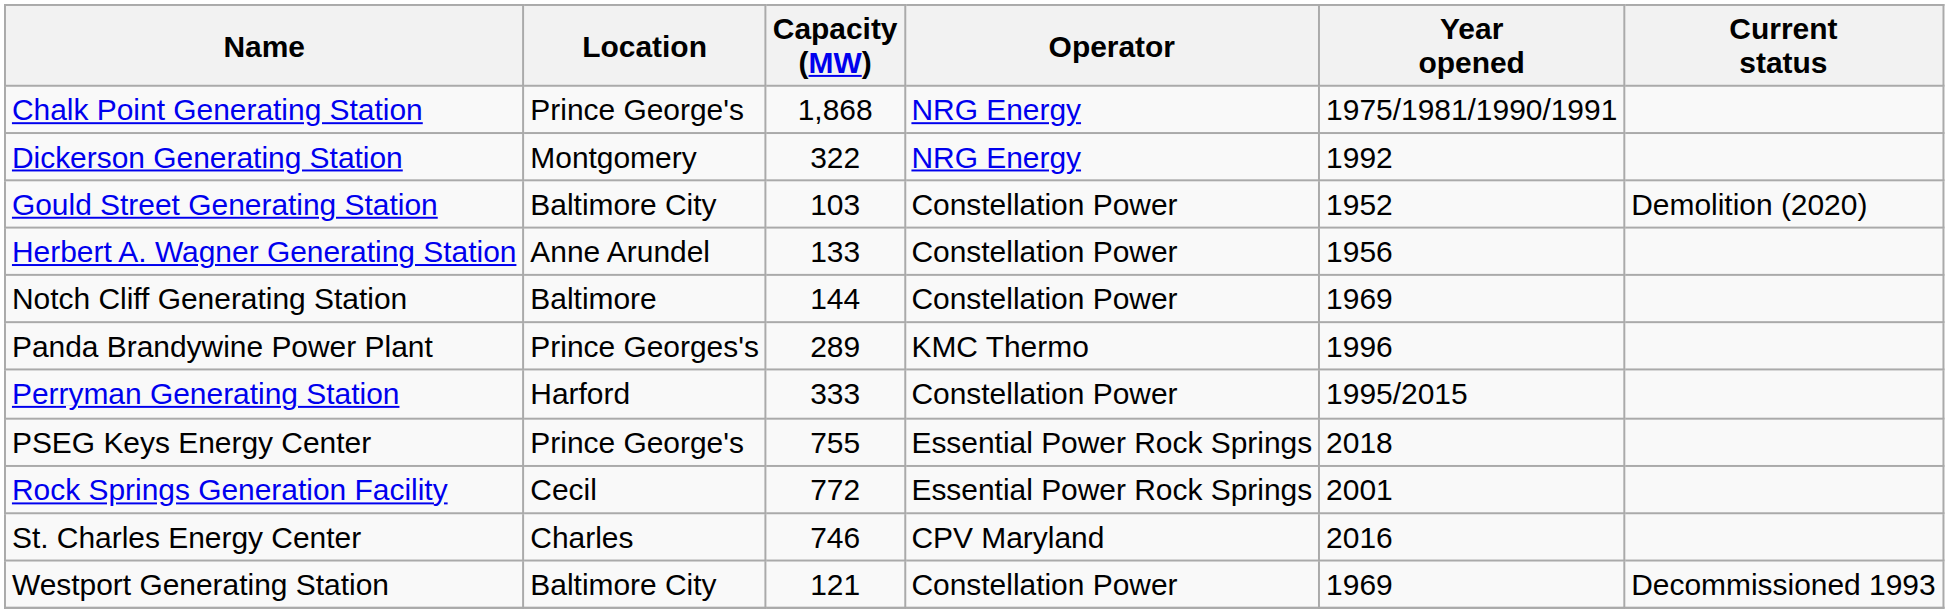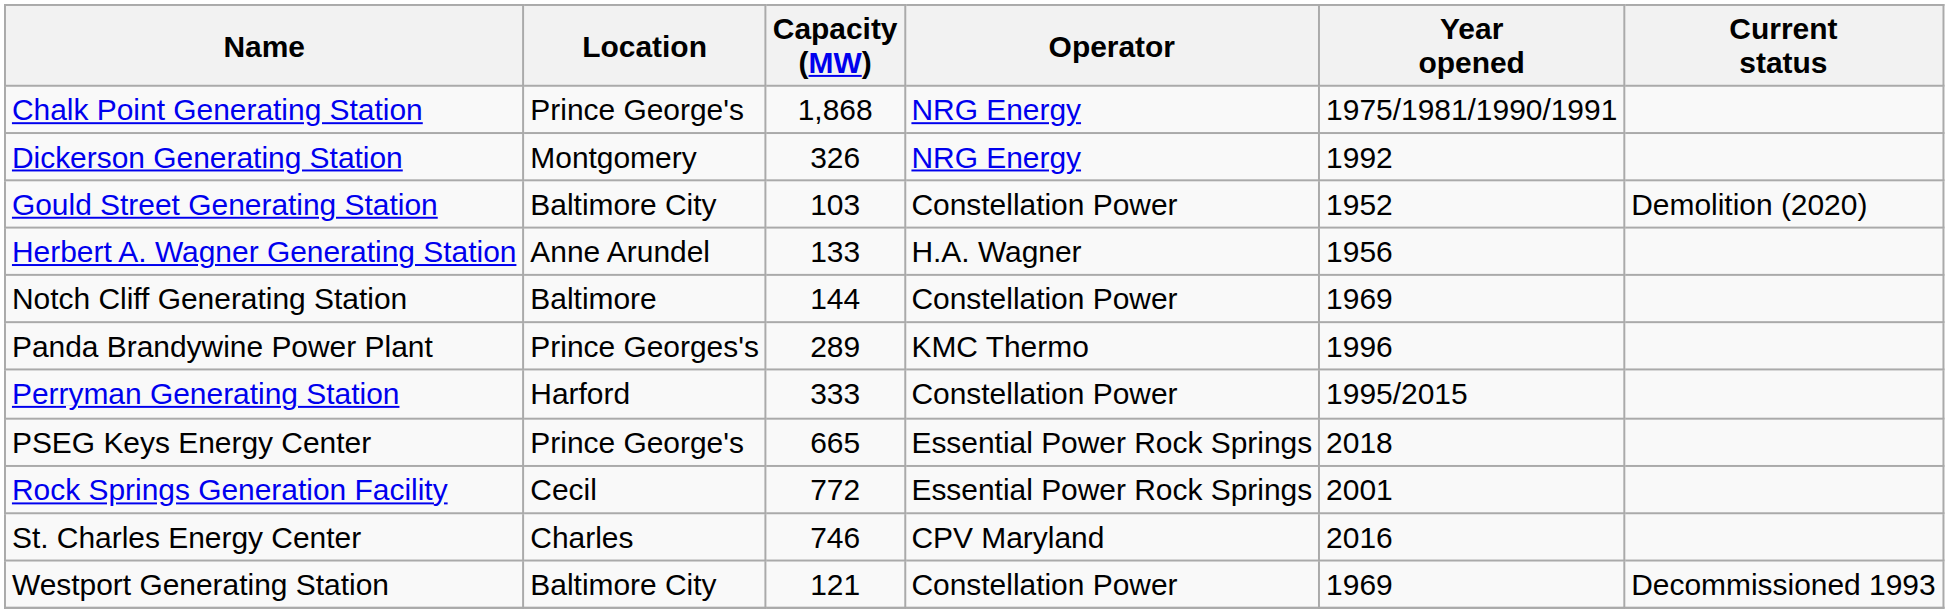(835, 157) 322 -> (835, 157) 326
(1044, 252) Constellation Power -> (997, 252) H.A. Wagner
(835, 442) 755 -> (835, 442) 665
